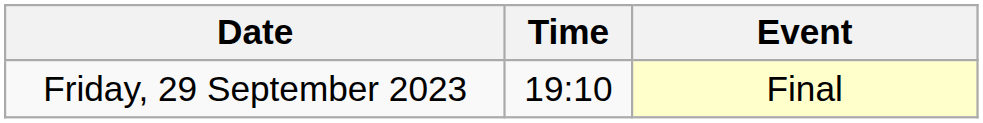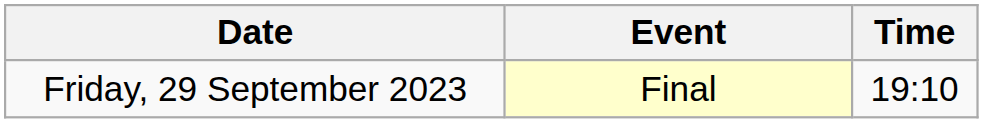columns swapped: (568, 32) <-> (805, 32)
